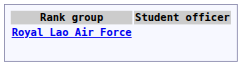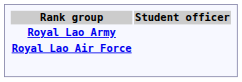+ row: (72, 33)
